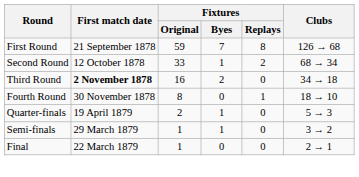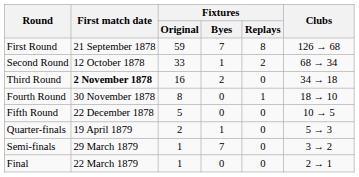+ row: (32, 113)
(222, 130) 1 -> (222, 146) 7
